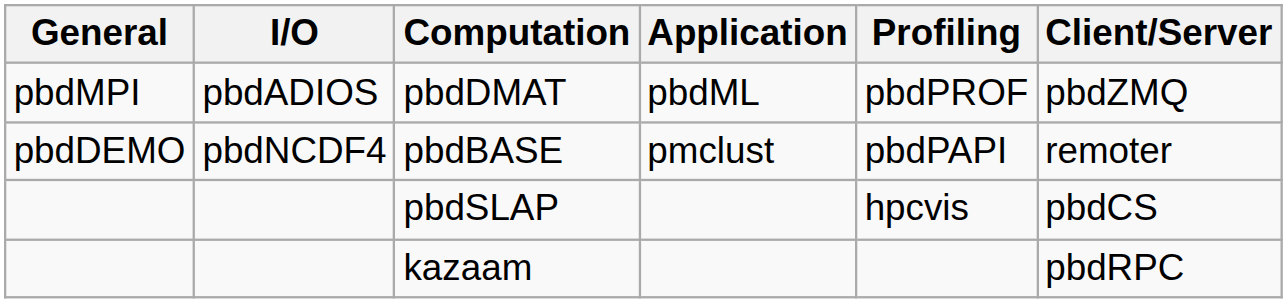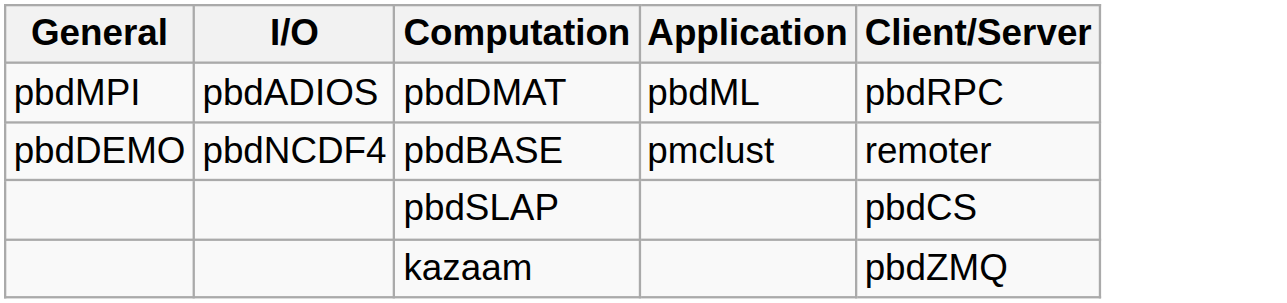- column: (946, 33)
(1117, 92) pbdZMQ -> (934, 92) pbdRPC
(1115, 267) pbdRPC -> (936, 267) pbdZMQ
